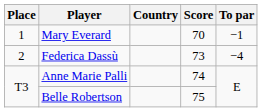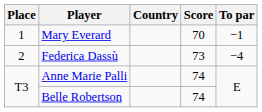(199, 97) 75 -> (199, 97) 74
